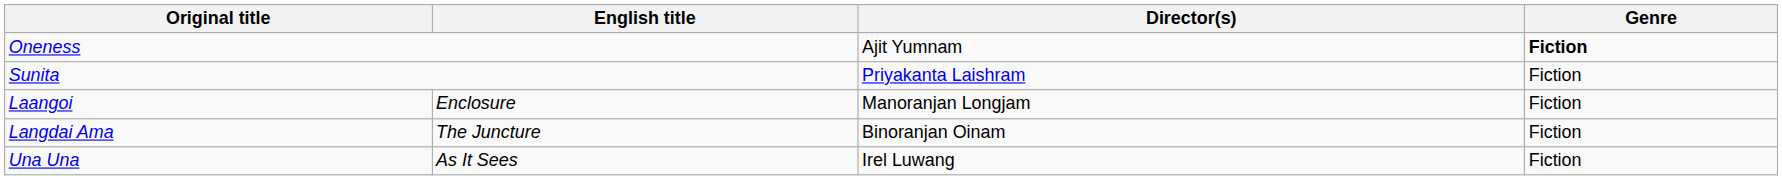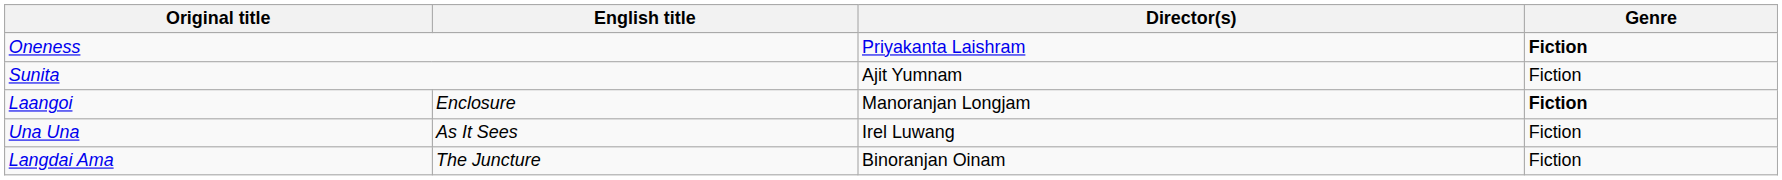(912, 47) Ajit Yumnam -> (944, 47) Priyakanta Laishram
(944, 75) Priyakanta Laishram -> (912, 75) Ajit Yumnam
(1555, 103) normal -> (1558, 103) bold
rows swapped: (61, 132) <-> (44, 160)
